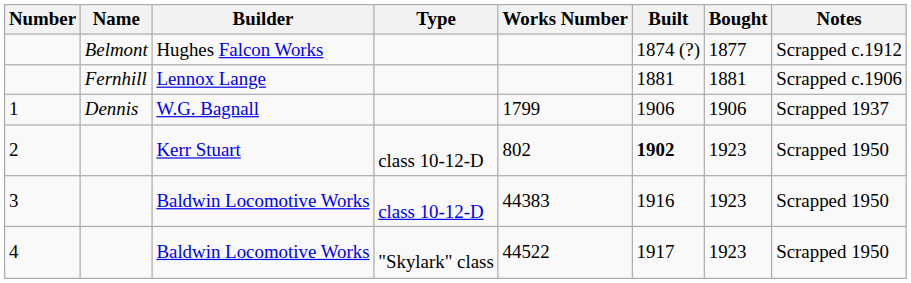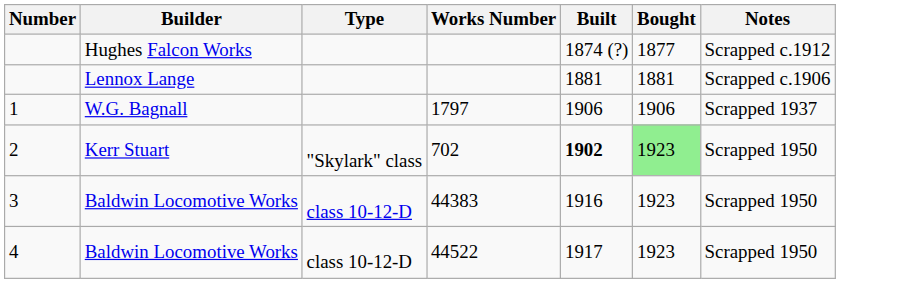- column: (116, 19)
(521, 109) 1799 -> (450, 109) 1797
(431, 160) class 10-12-D -> (364, 160) "Skylark" class
(517, 149) 802 -> (445, 149) 702
(728, 149) no background -> (656, 149) lightgreen background
(436, 262) "Skylark" class -> (359, 262) class 10-12-D
